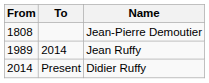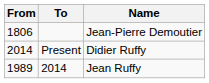(20, 31) 1808 -> (20, 31) 1806
rows swapped: (114, 50) <-> (116, 68)
